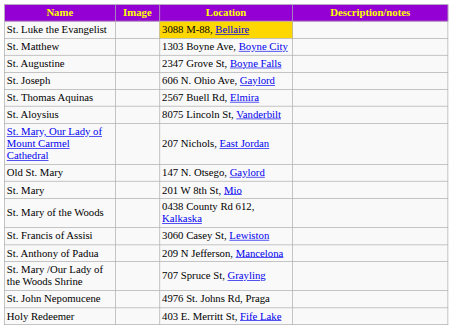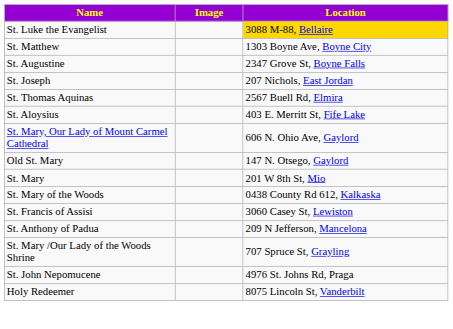- column: (370, 13)
(219, 81) 606 N. Ohio Ave, Gaylord -> (299, 81) 207 Nichols, East Jordan
(221, 115) 8075 Lincoln St, Vanderbilt -> (305, 115) 403 E. Merritt St, Fife Lake
(216, 144) 207 Nichols, East Jordan -> (302, 138) 606 N. Ohio Ave, Gaylord
(222, 316) 403 E. Merritt St, Fife Lake -> (305, 292) 8075 Lincoln St, Vanderbilt
